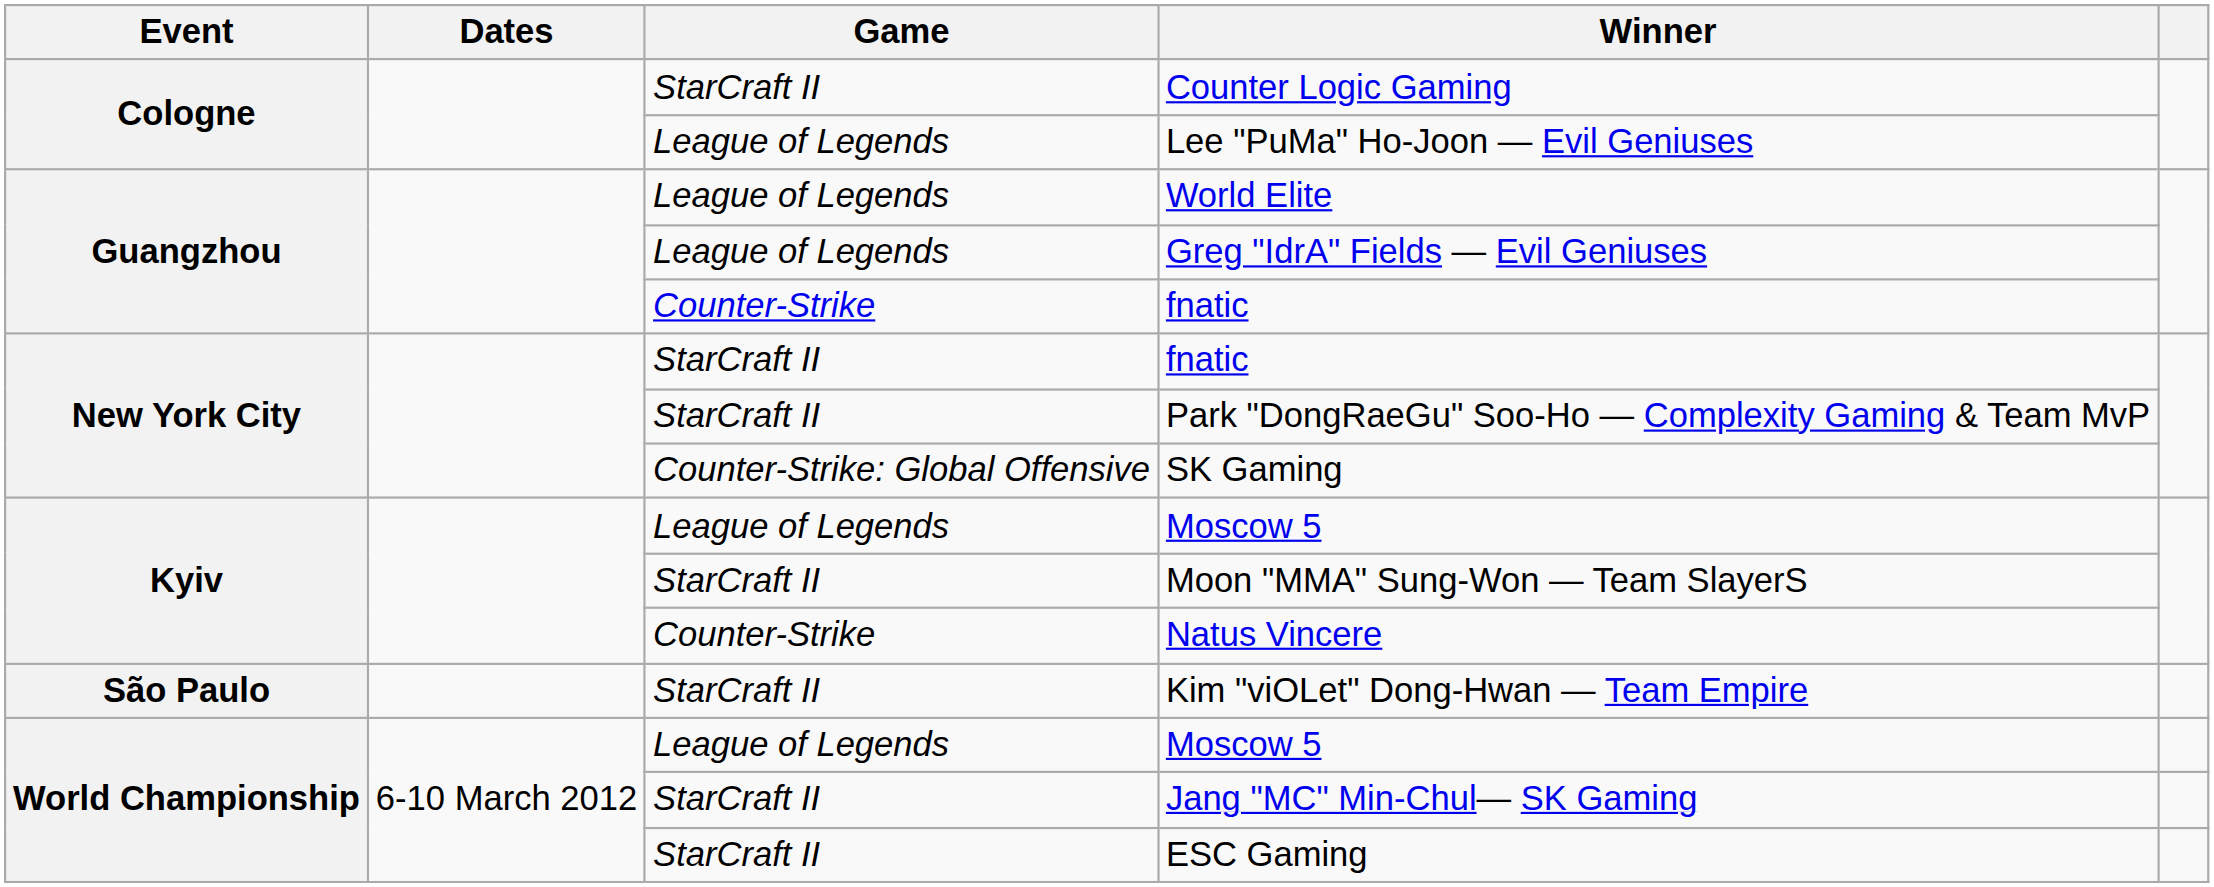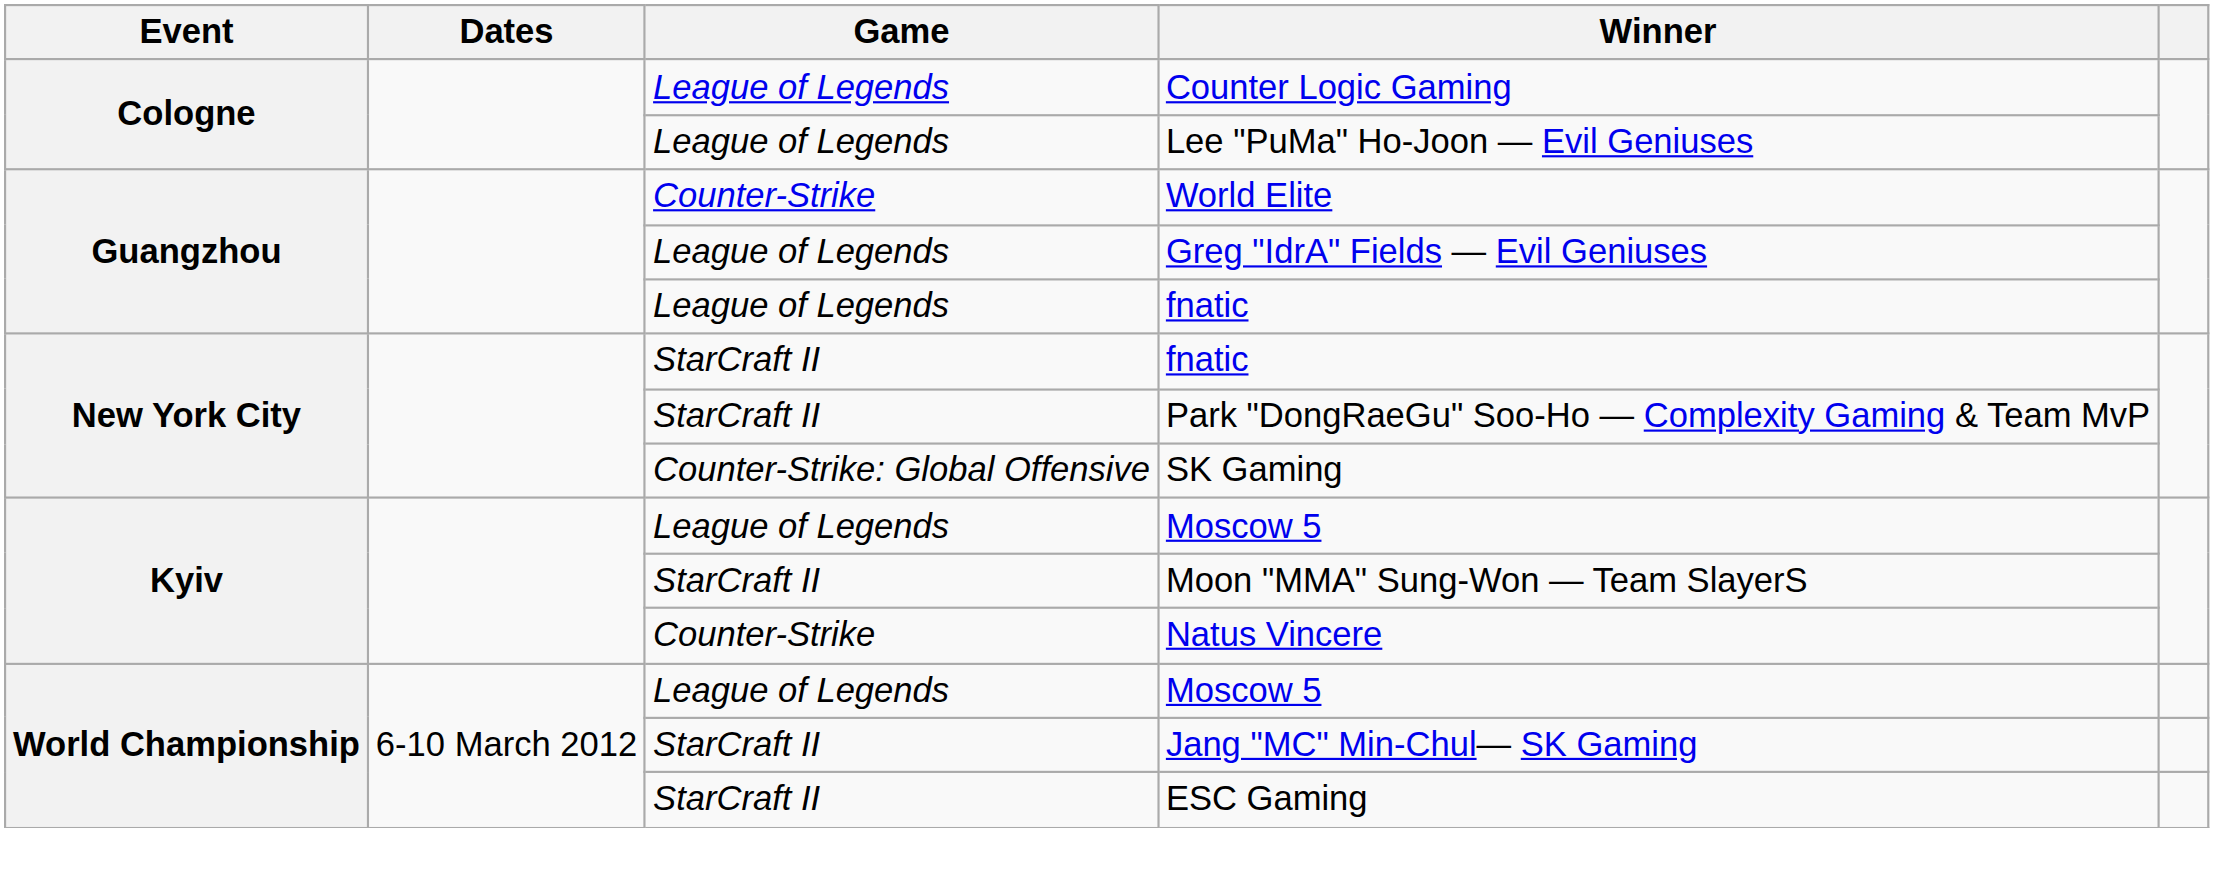(737, 86) StarCraft II -> (801, 86) League of Legends
(801, 196) League of Legends -> (764, 196) Counter-Strike
(764, 305) Counter-Strike -> (801, 305) League of Legends
- row: (186, 689)
